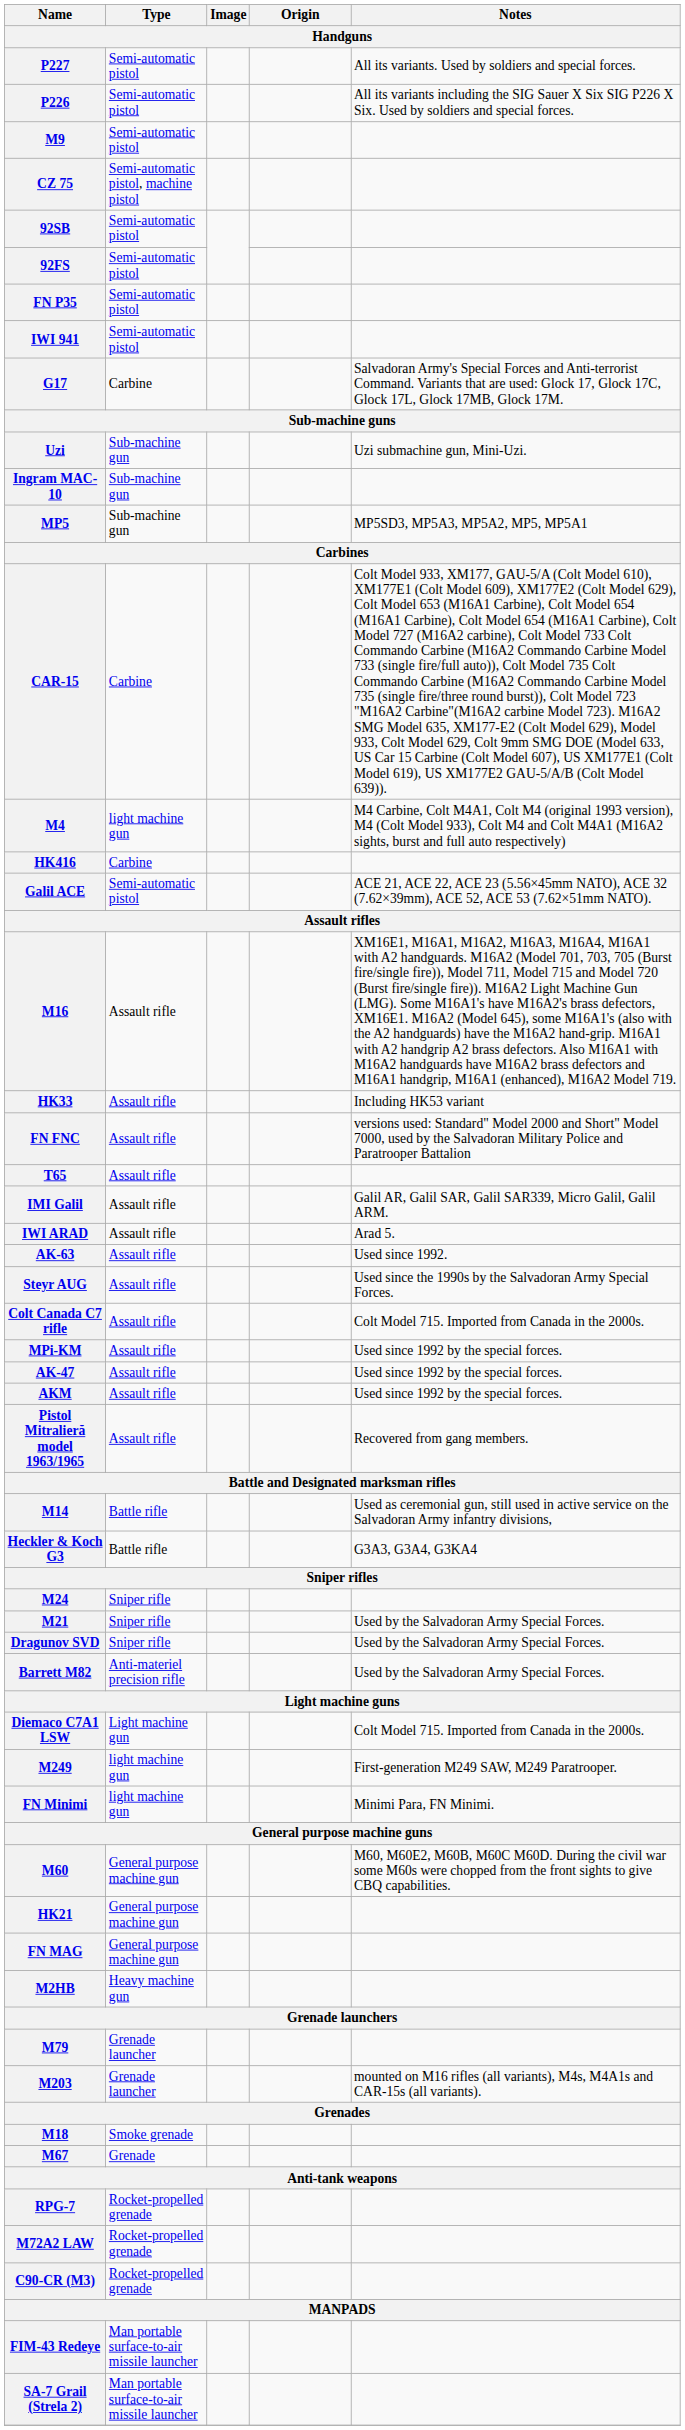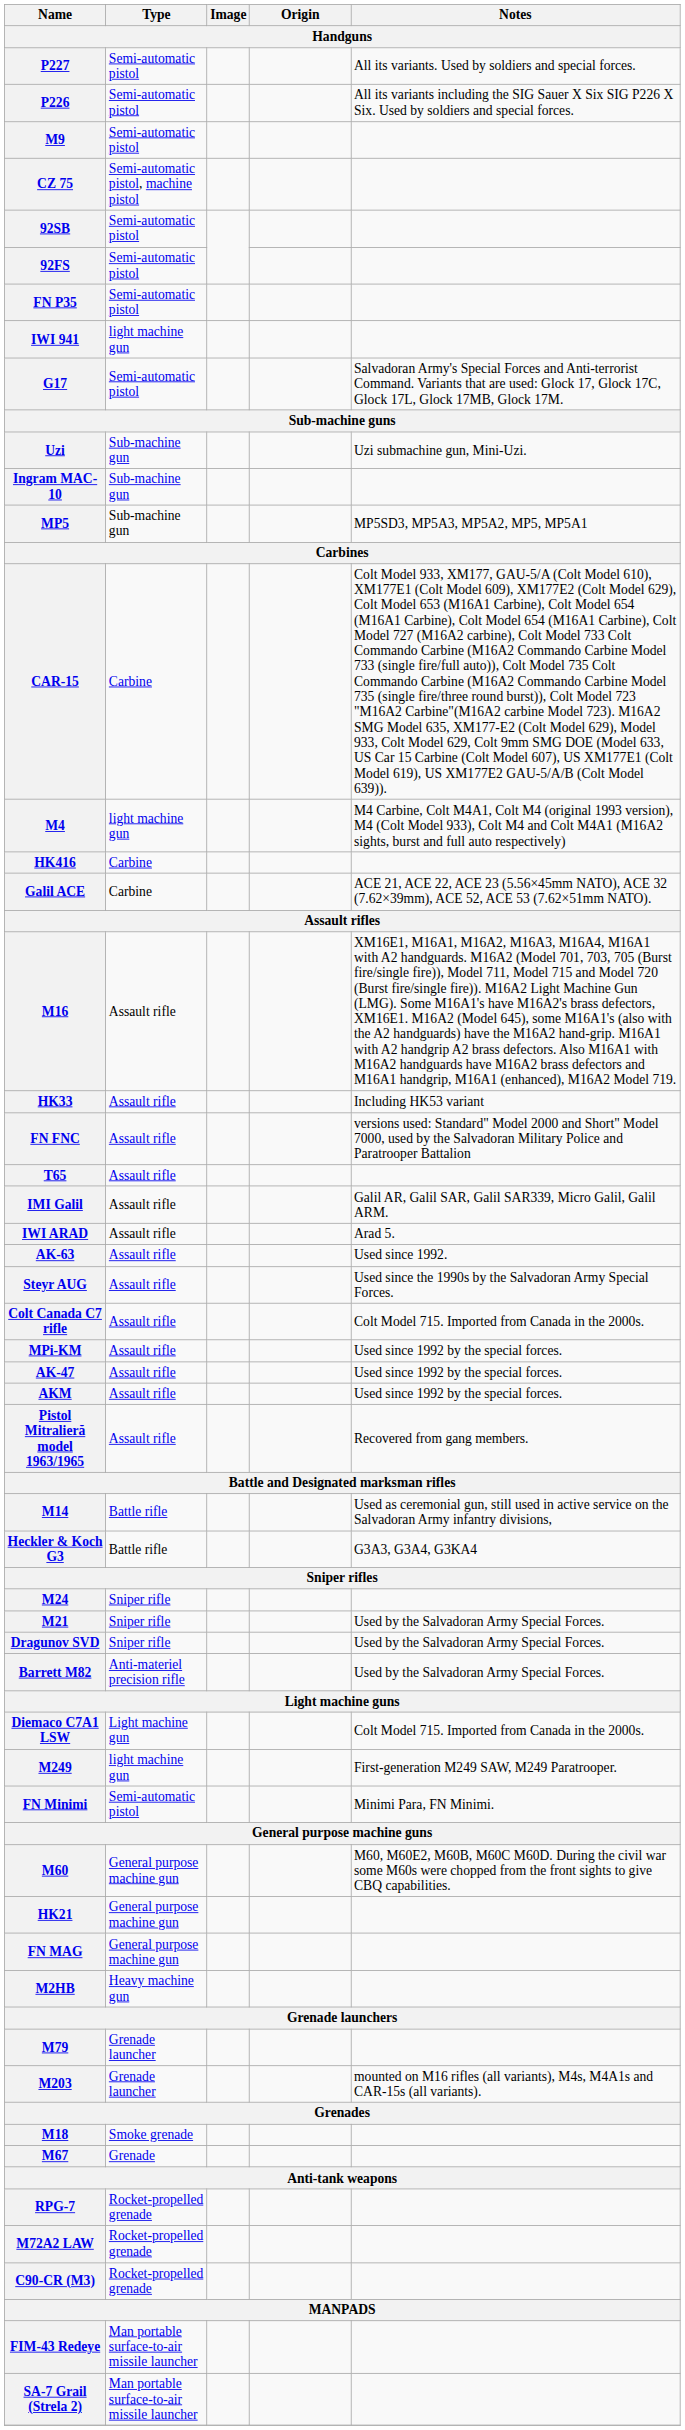(152, 339) Semi-automatic pistol -> (146, 339) light machine gun
(130, 383) Carbine -> (152, 383) Semi-automatic pistol
(152, 891) Semi-automatic pistol -> (130, 891) Carbine
(146, 1804) light machine gun -> (152, 1804) Semi-automatic pistol
